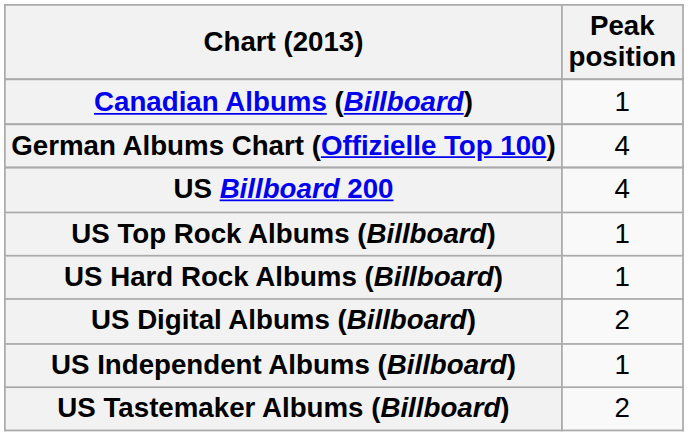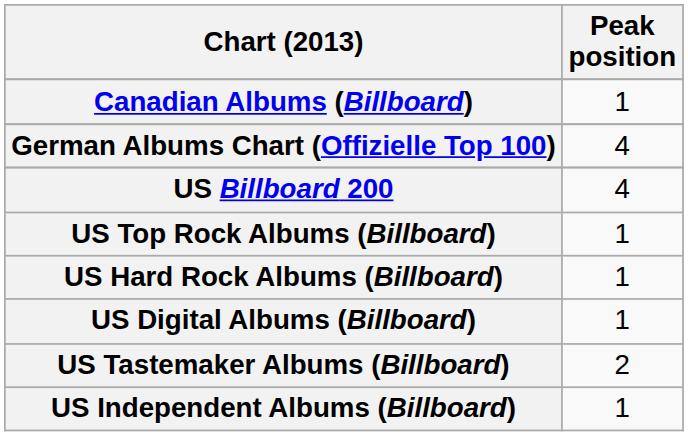(622, 320) 2 -> (622, 320) 1
rows swapped: (283, 364) <-> (283, 408)
